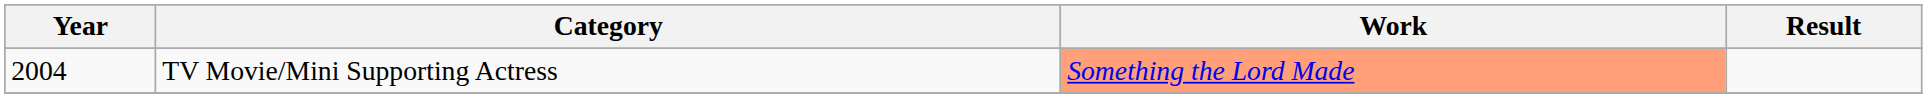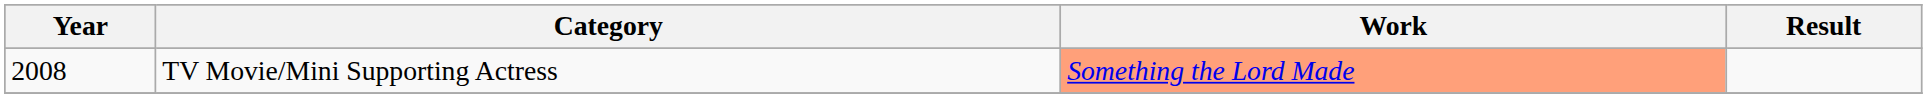(39, 70) 2004 -> (39, 70) 2008
